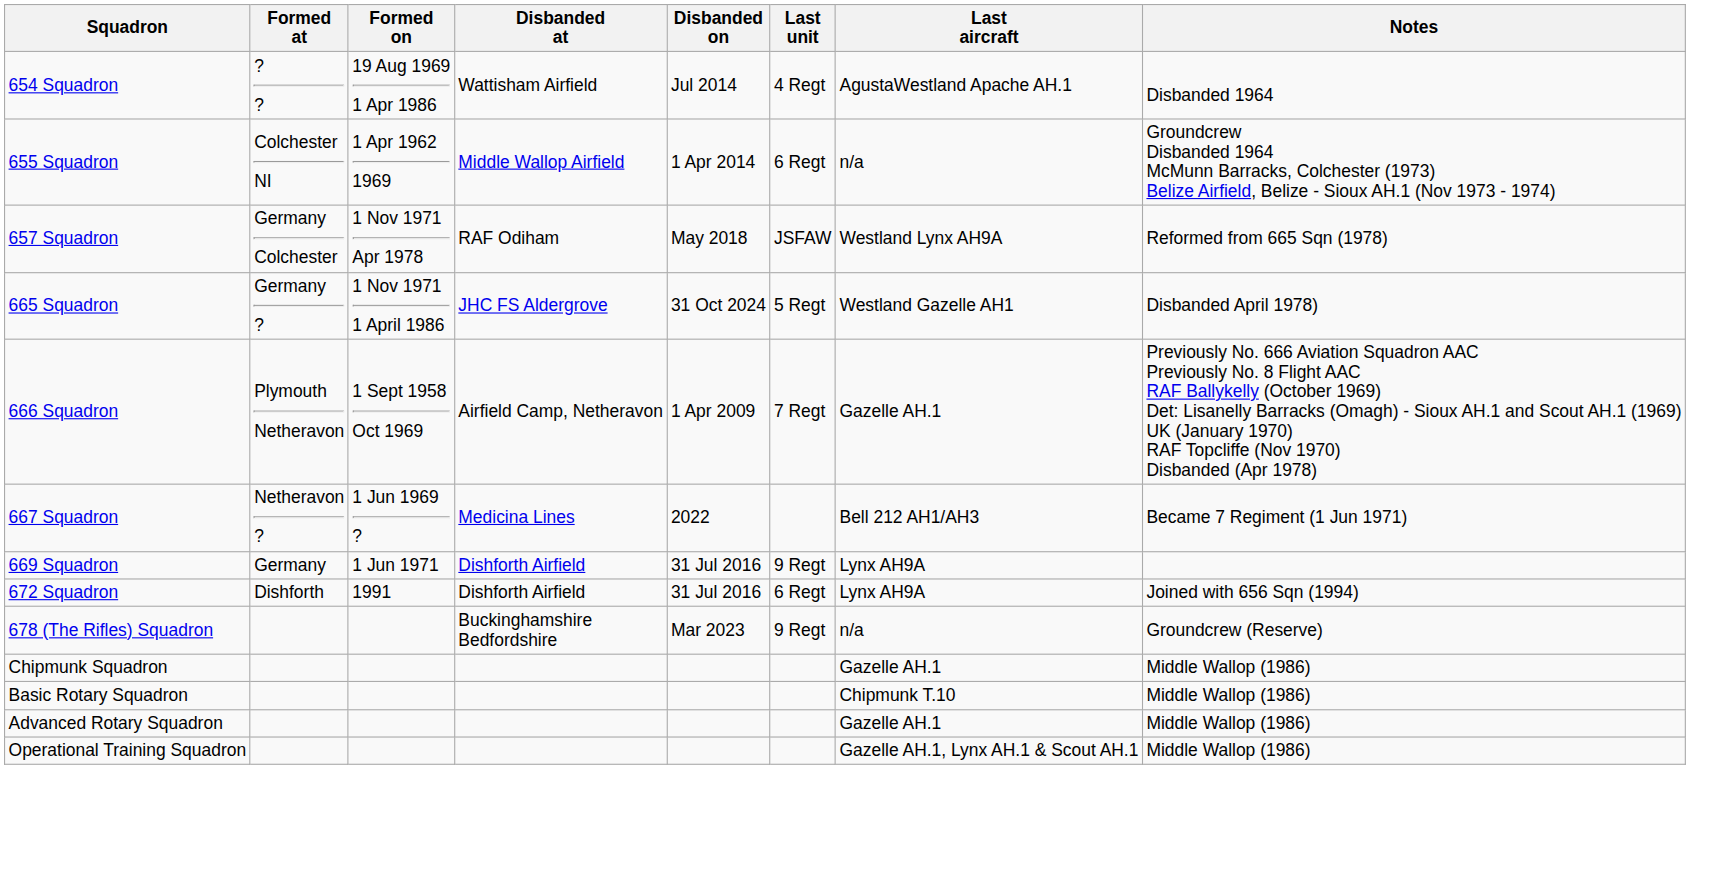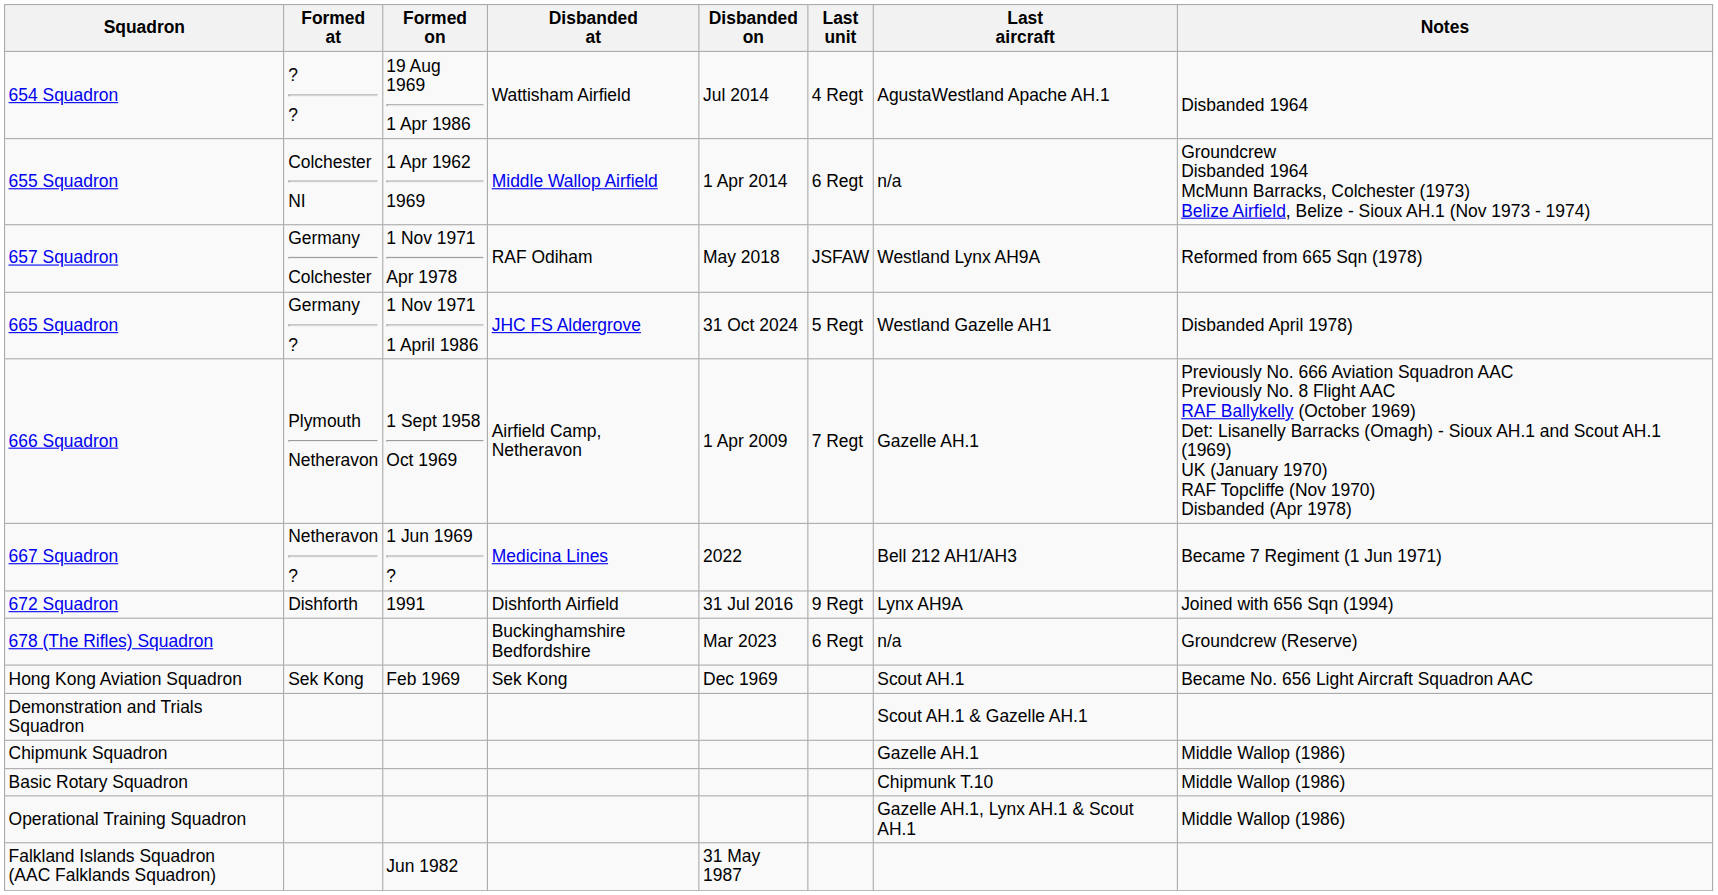- row: (63, 565)
(800, 592) 6 Regt -> (837, 604) 9 Regt
(800, 630) 9 Regt -> (837, 641) 6 Regt
+ row: (125, 679)
+ row: (105, 716)
- row: (116, 723)
+ row: (112, 866)
